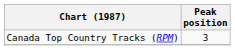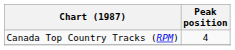(205, 38) 3 -> (205, 38) 4
